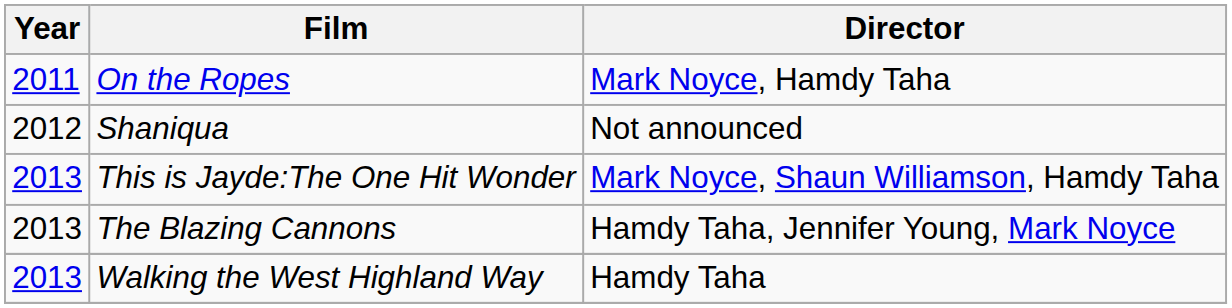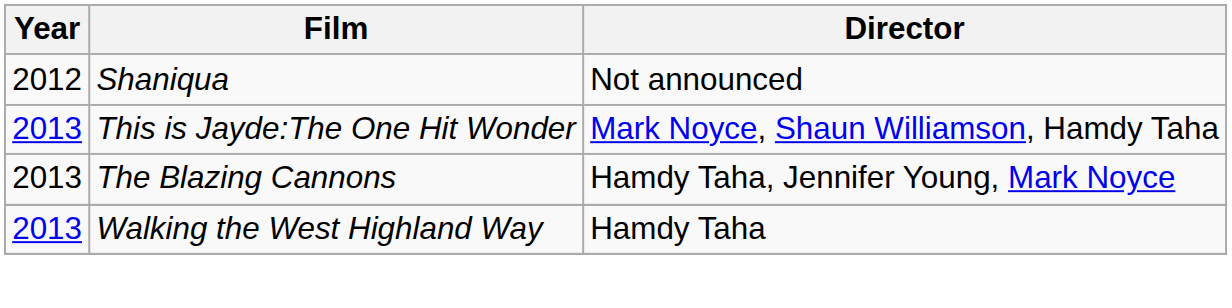- row: (193, 79)
